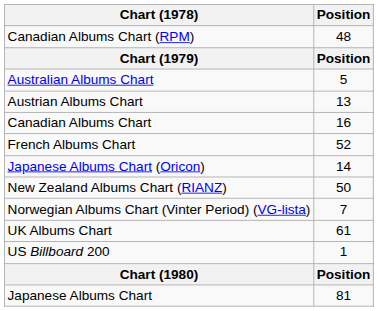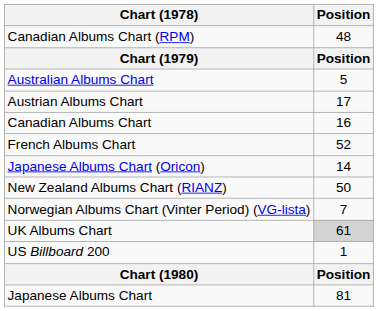(343, 101) 13 -> (343, 101) 17
(343, 230) no background -> (343, 230) lightgrey background
